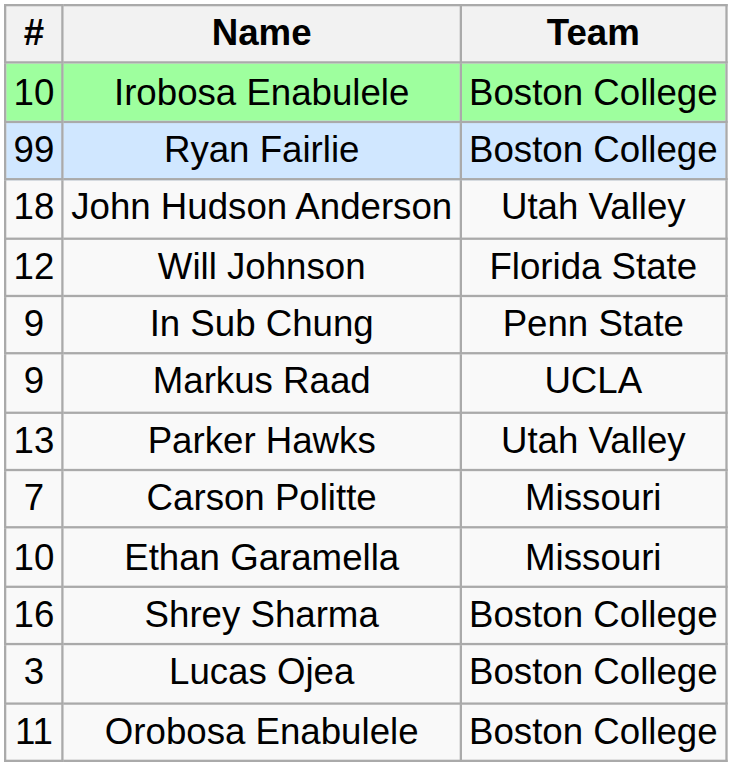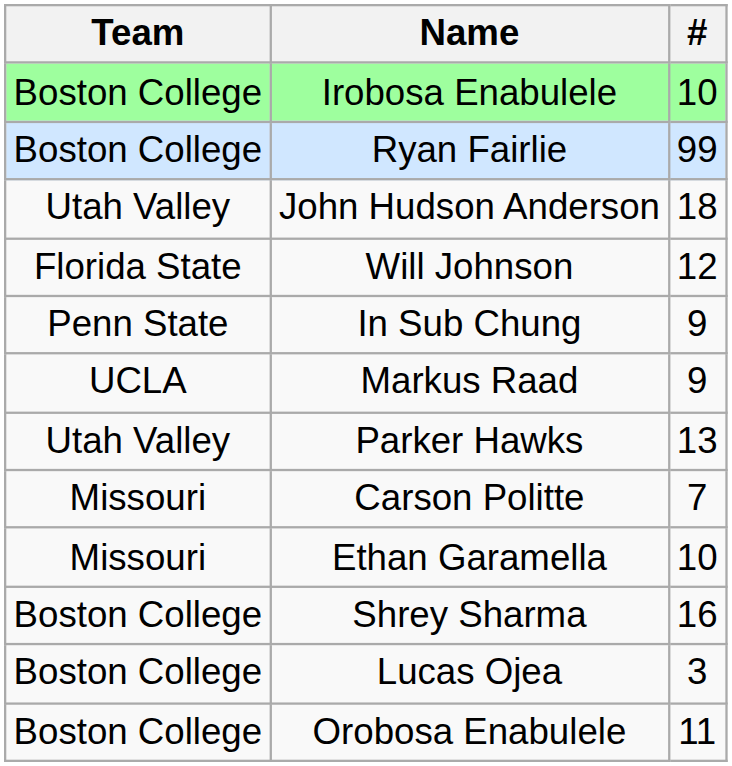columns swapped: (34, 33) <-> (593, 33)
